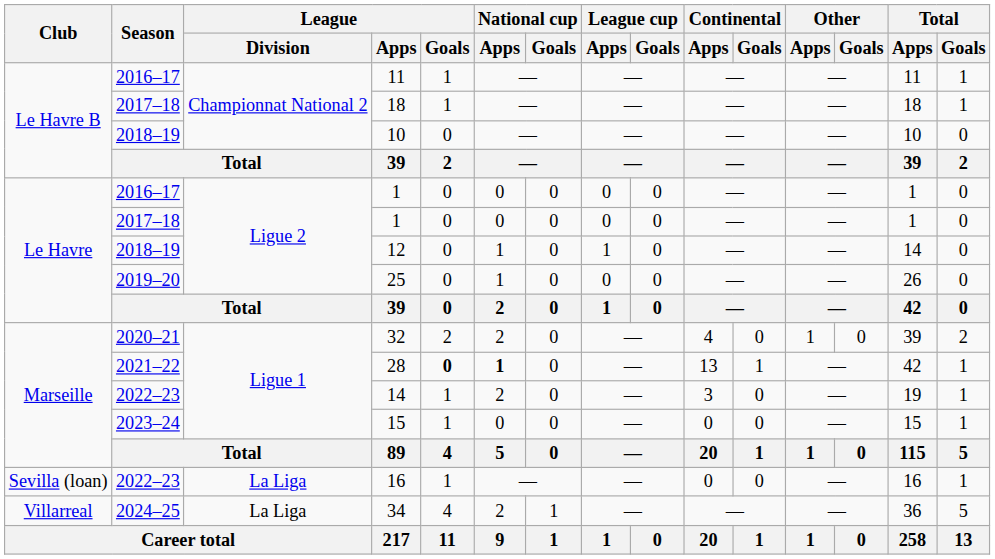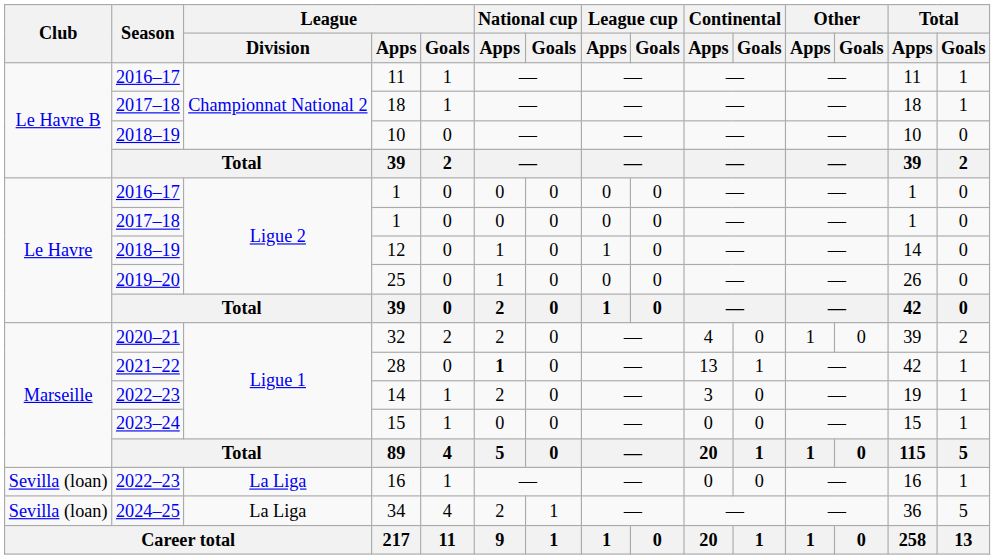(447, 366) bold -> (447, 366) normal
(58, 510) Villarreal -> (58, 510) Sevilla (loan)
